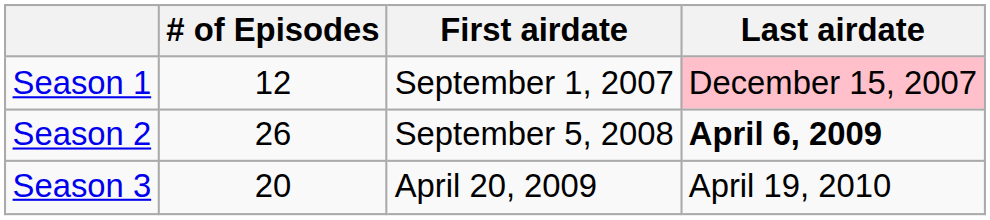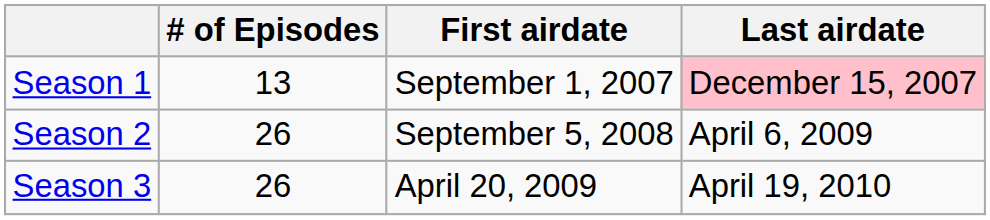(273, 82) 12 -> (273, 82) 13
(785, 134) bold -> (781, 134) normal
(273, 186) 20 -> (273, 186) 26
